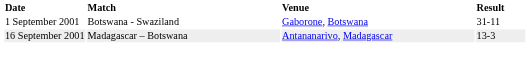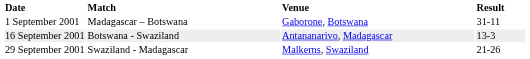(133, 21) Botswana - Swaziland -> (138, 21) Madagascar – Botswana
(138, 36) Madagascar – Botswana -> (133, 36) Botswana - Swaziland
+ row: (45, 50)
